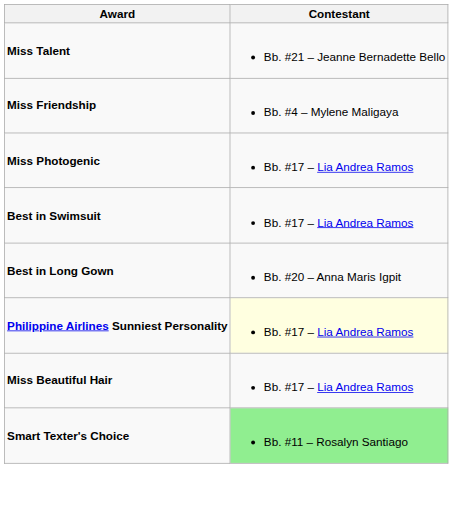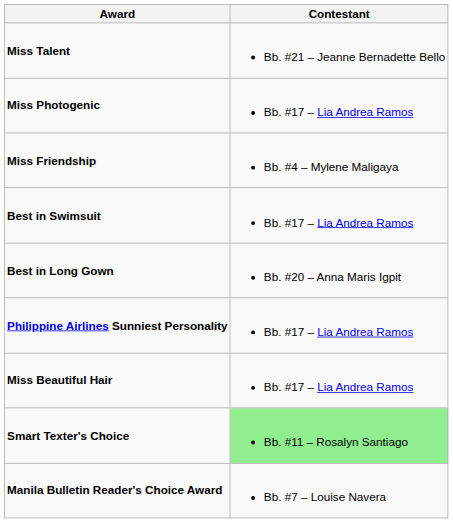rows swapped: (52, 106) <-> (54, 161)
(339, 332) lightyellow background -> (339, 332) no background
+ row: (115, 491)
